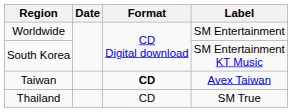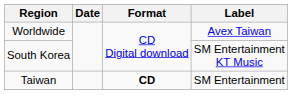(239, 31) SM Entertainment -> (239, 31) Avex Taiwan
(239, 80) Avex Taiwan -> (239, 80) SM Entertainment
- row: (39, 98)
